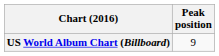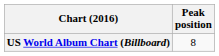(193, 42) 9 -> (193, 42) 8
